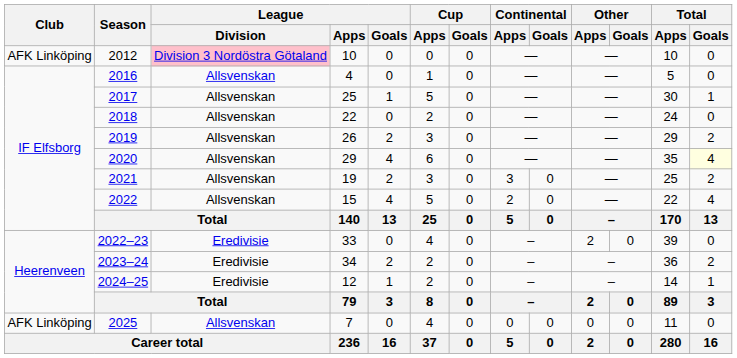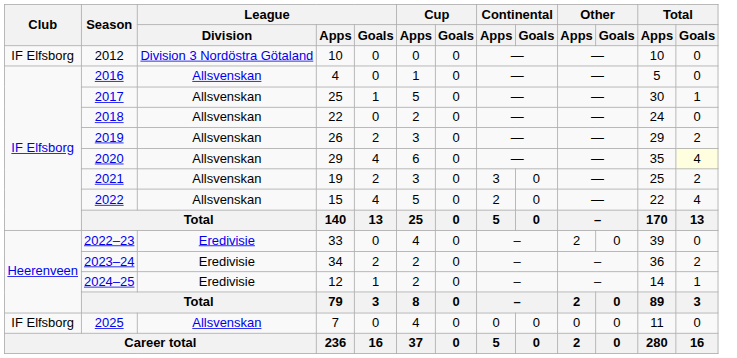(50, 55) AFK Linköping -> (43, 55) IF Elfsborg
(241, 55) pink background -> (227, 55) no background
(50, 323) AFK Linköping -> (43, 323) IF Elfsborg
